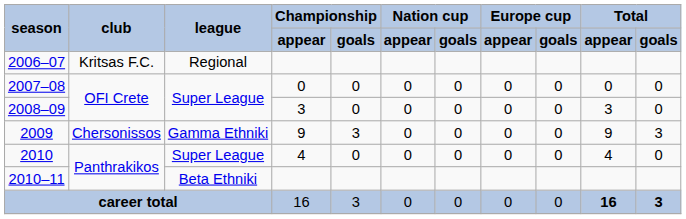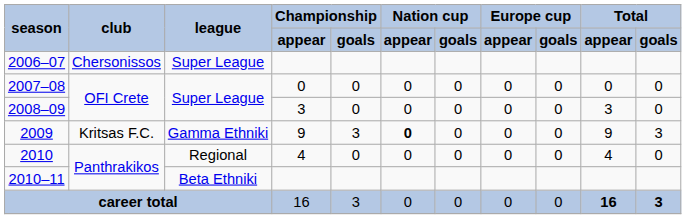(116, 63) Kritsas F.C. -> (116, 63) Chersonissos
(218, 63) Regional -> (218, 63) Super League
(116, 133) Chersonissos -> (116, 133) Kritsas F.C.
(408, 133) normal -> (408, 133) bold
(218, 156) Super League -> (218, 156) Regional
